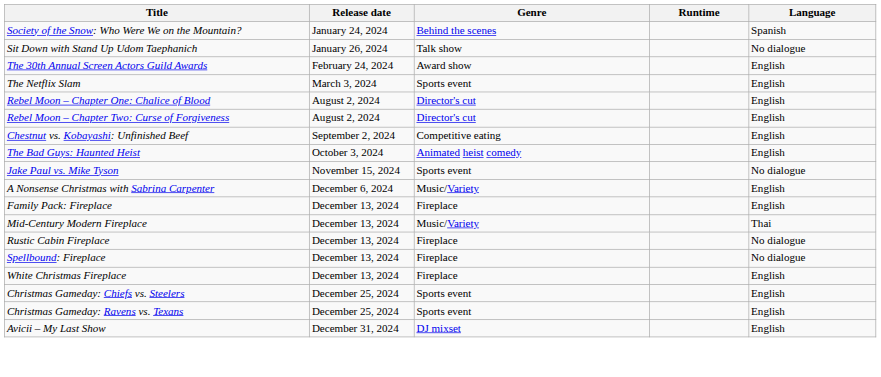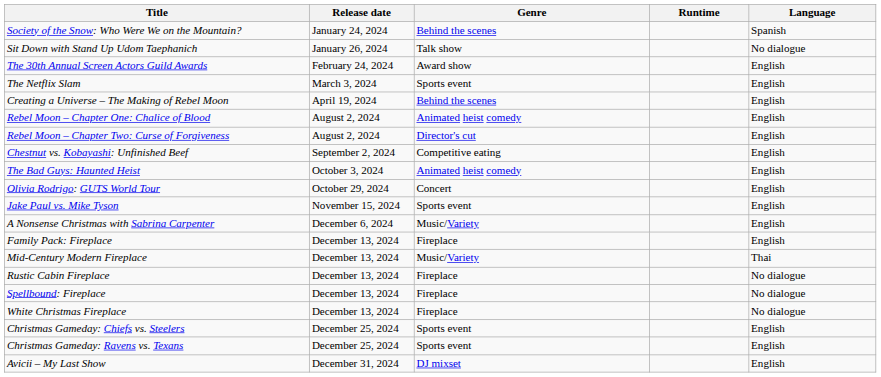+ row: (118, 100)
(446, 100) Director's cut -> (469, 118) Animated heist comedy
+ row: (83, 188)
(778, 170) No dialogue -> (768, 205) English
(768, 275) English -> (778, 310) No dialogue
